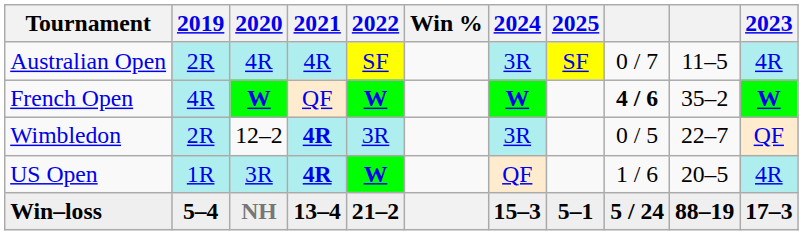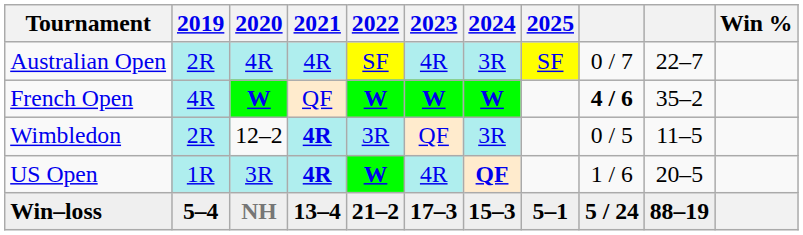columns swapped: (769, 23) <-> (446, 23)
(705, 60) 11–5 -> (679, 60) 22–7
(705, 135) 22–7 -> (679, 135) 11–5
(517, 173) normal -> (492, 173) bold
